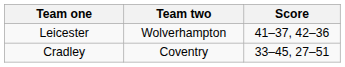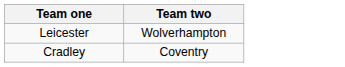- column: (292, 14)
